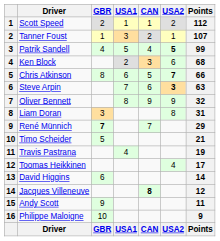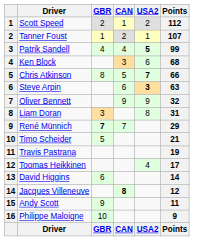- column: (126, 10)
